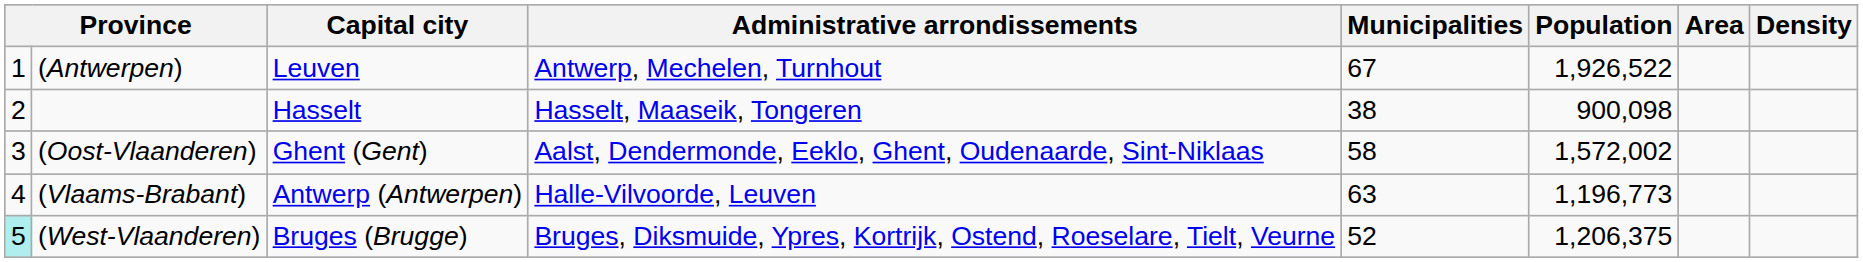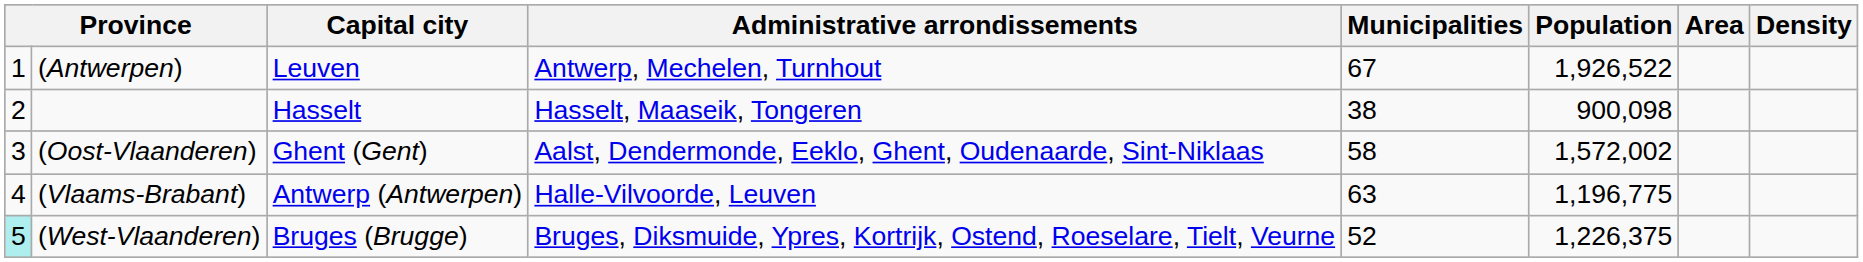(1613, 194) 1,196,773 -> (1613, 194) 1,196,775
(1613, 236) 1,206,375 -> (1613, 236) 1,226,375
